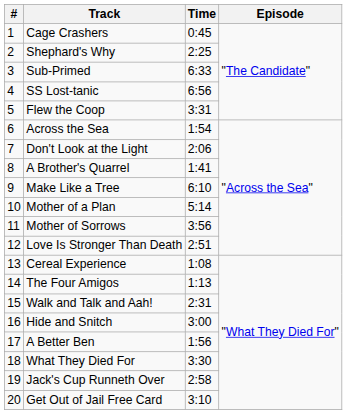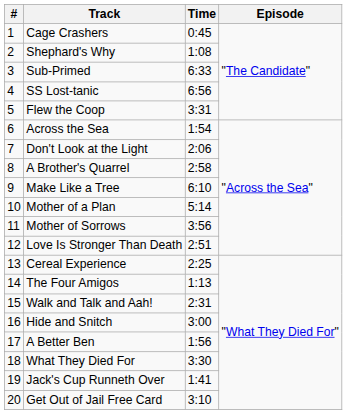(200, 52) 2:25 -> (200, 52) 1:08
(200, 168) 1:41 -> (200, 168) 2:58
(200, 264) 1:08 -> (200, 264) 2:25
(200, 380) 2:58 -> (200, 380) 1:41
